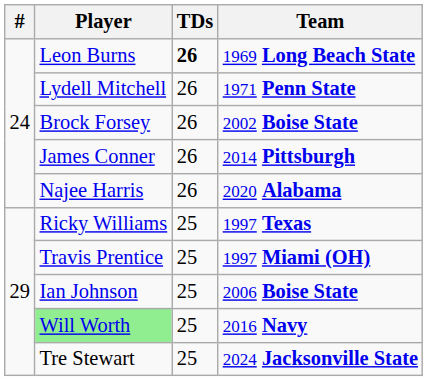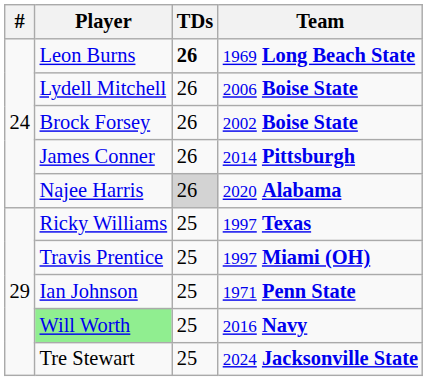(289, 89) 1971 Penn State -> (290, 89) 2006 Boise State
(187, 190) no background -> (187, 190) lightgrey background
(290, 291) 2006 Boise State -> (289, 291) 1971 Penn State
